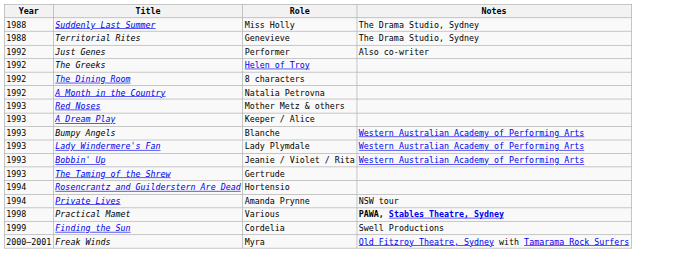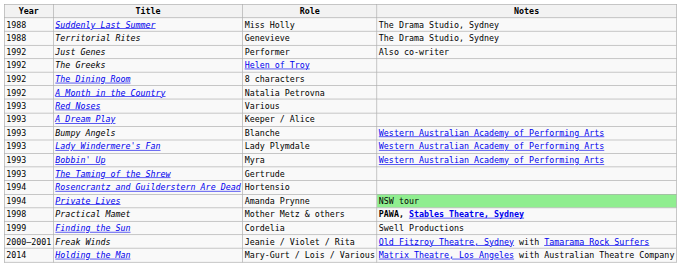(295, 106) Mother Metz & others -> (262, 106) Various
(300, 160) Jeanie / Violet / Rita -> (255, 160) Myra
(379, 201) no background -> (399, 201) lightgreen background
(262, 214) Various -> (295, 214) Mother Metz & others
(255, 242) Myra -> (300, 242) Jeanie / Violet / Rita
+ row: (93, 255)
